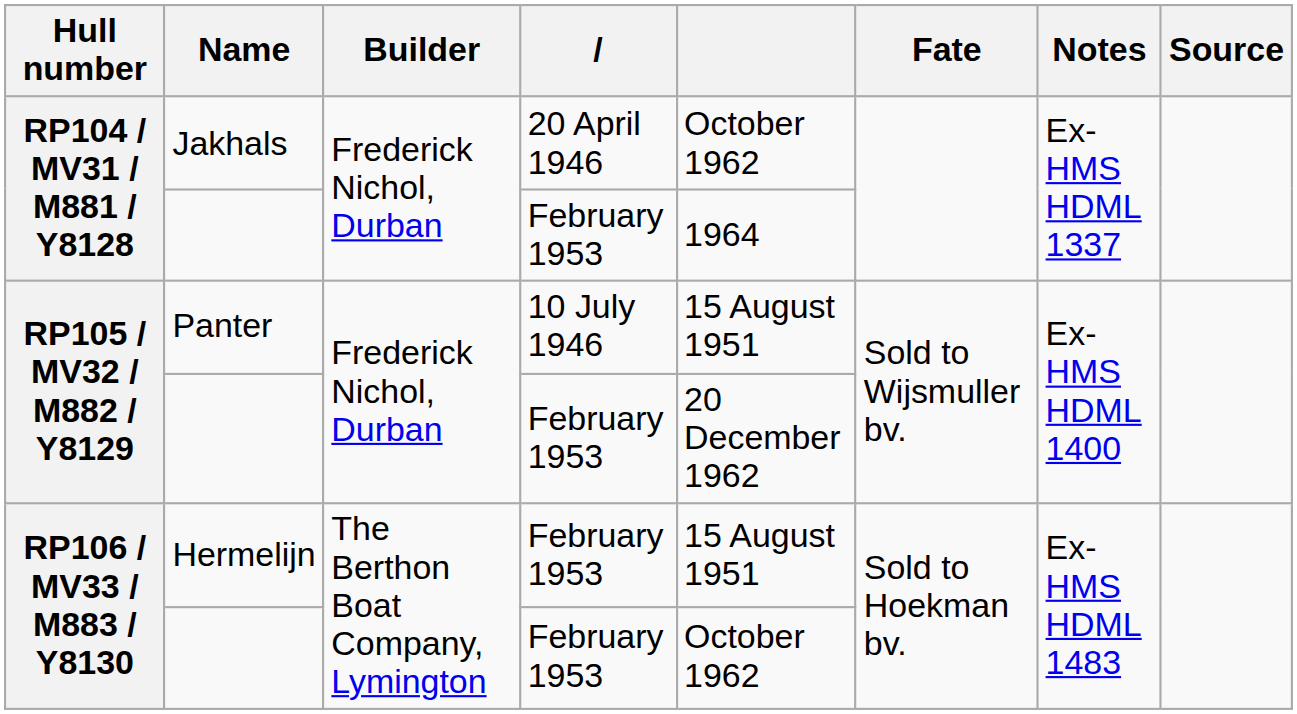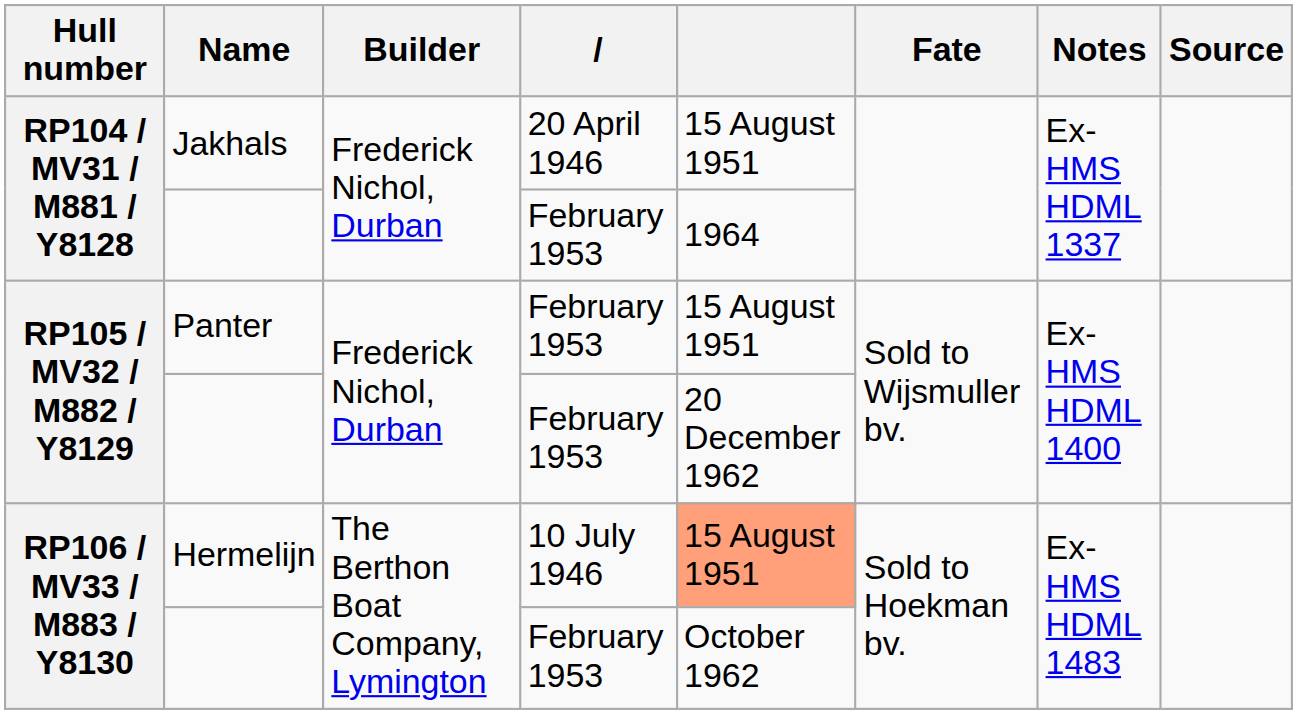(744, 142) October 1962 -> (759, 142) 15 August 1951
(581, 326) 10 July 1946 -> (596, 326) February 1953
(596, 554) February 1953 -> (581, 554) 10 July 1946
(759, 554) no background -> (759, 554) lightsalmon background
